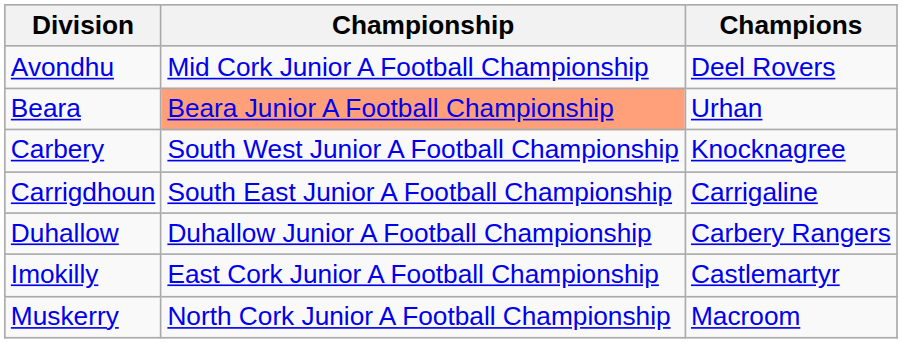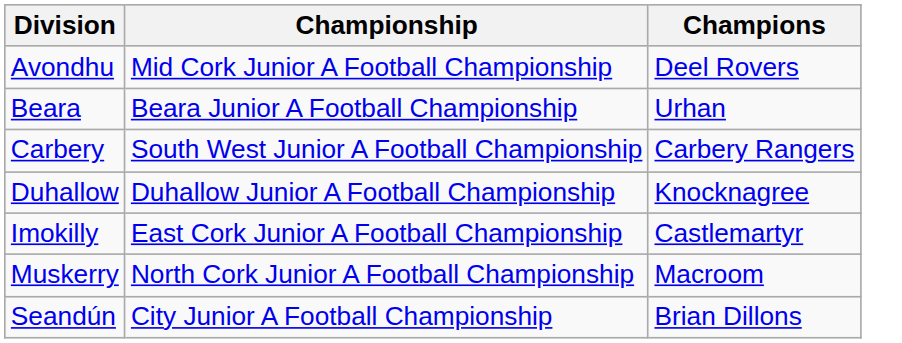(391, 108) lightsalmon background -> (354, 108) no background
(768, 150) Knocknagree -> (754, 150) Carbery Rangers
- row: (83, 191)
(791, 233) Carbery Rangers -> (732, 191) Knocknagree
+ row: (63, 316)
